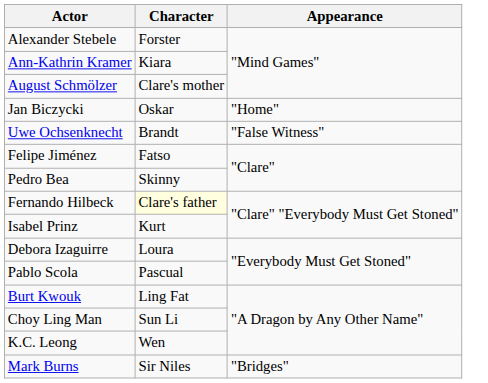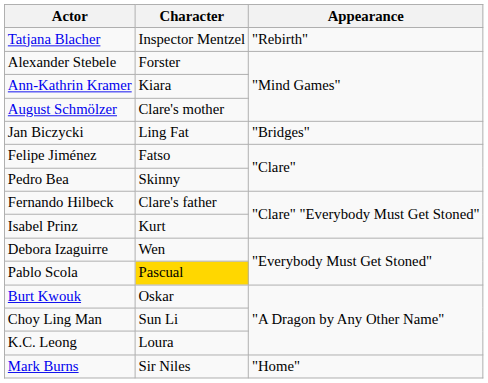+ row: (54, 39)
(156, 109) Oskar -> (164, 132) Ling Fat
(255, 109) "Home" -> (281, 132) "Bridges"
- row: (65, 132)
(178, 202) lightyellow background -> (178, 202) no background
(156, 249) Loura -> (152, 249) Wen
(161, 272) no background -> (161, 272) gold background
(164, 296) Ling Fat -> (156, 296) Oskar
(152, 343) Wen -> (156, 343) Loura
(260, 366) "Bridges" -> (276, 366) "Home"
